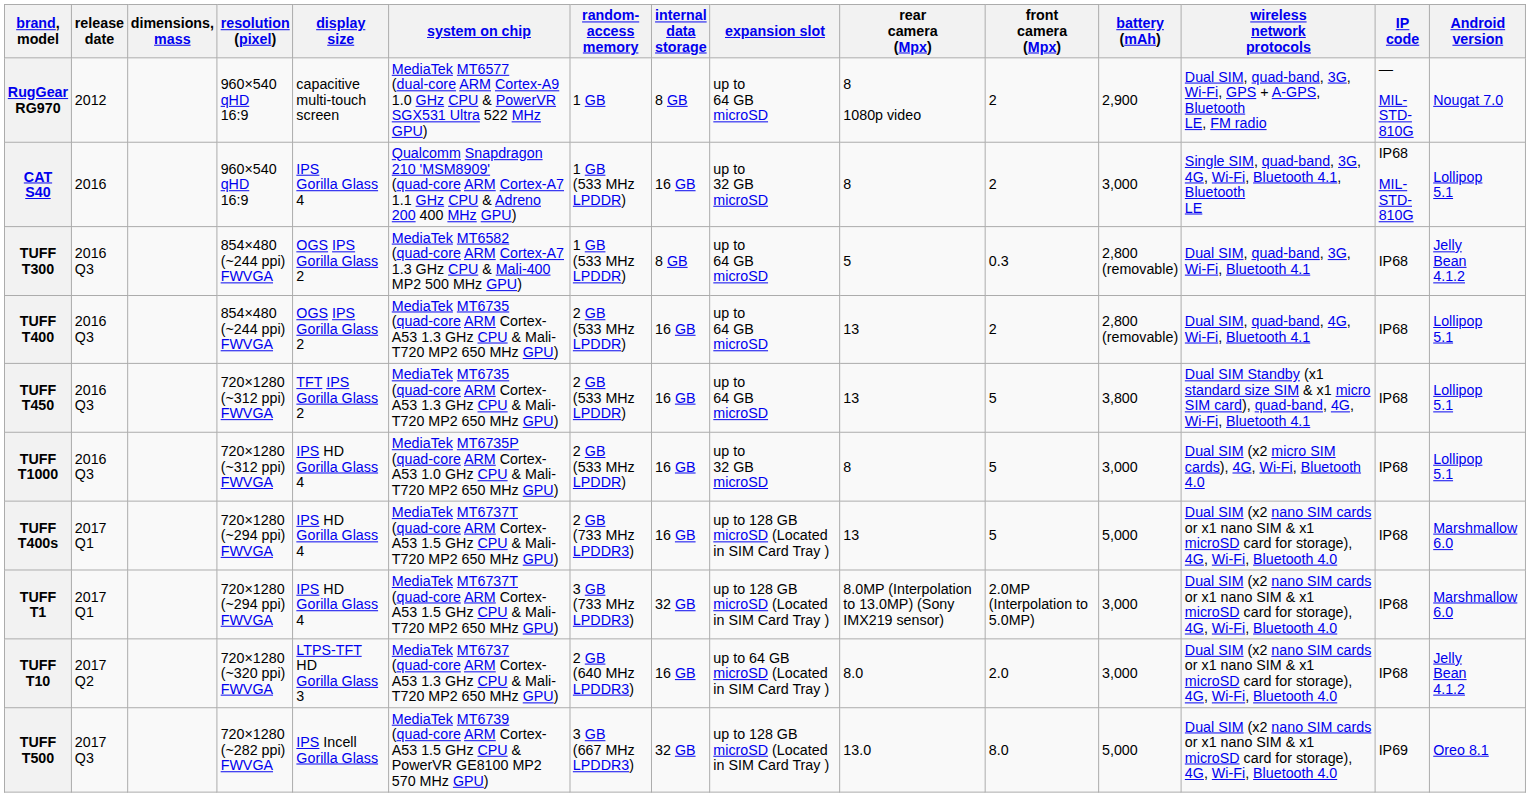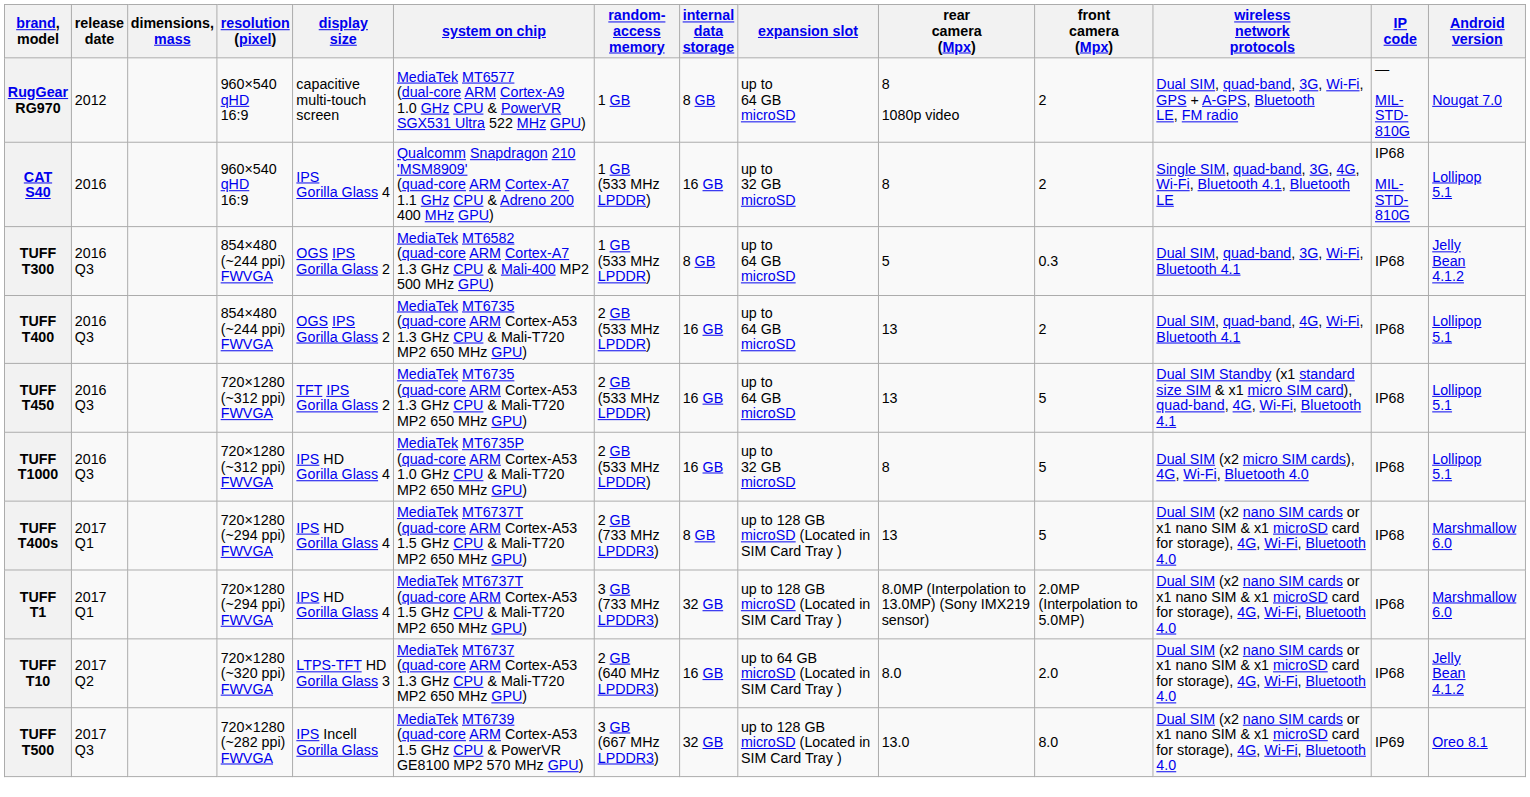- column: (1140, 31)
(675, 535) 16 GB -> (699, 535) 8 GB
